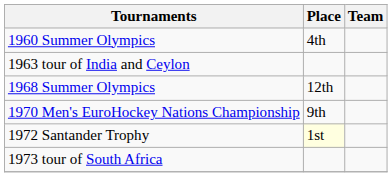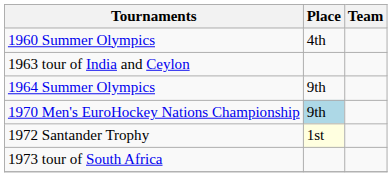+ row: (81, 87)
- row: (81, 87)
(316, 111) no background -> (316, 111) lightblue background
